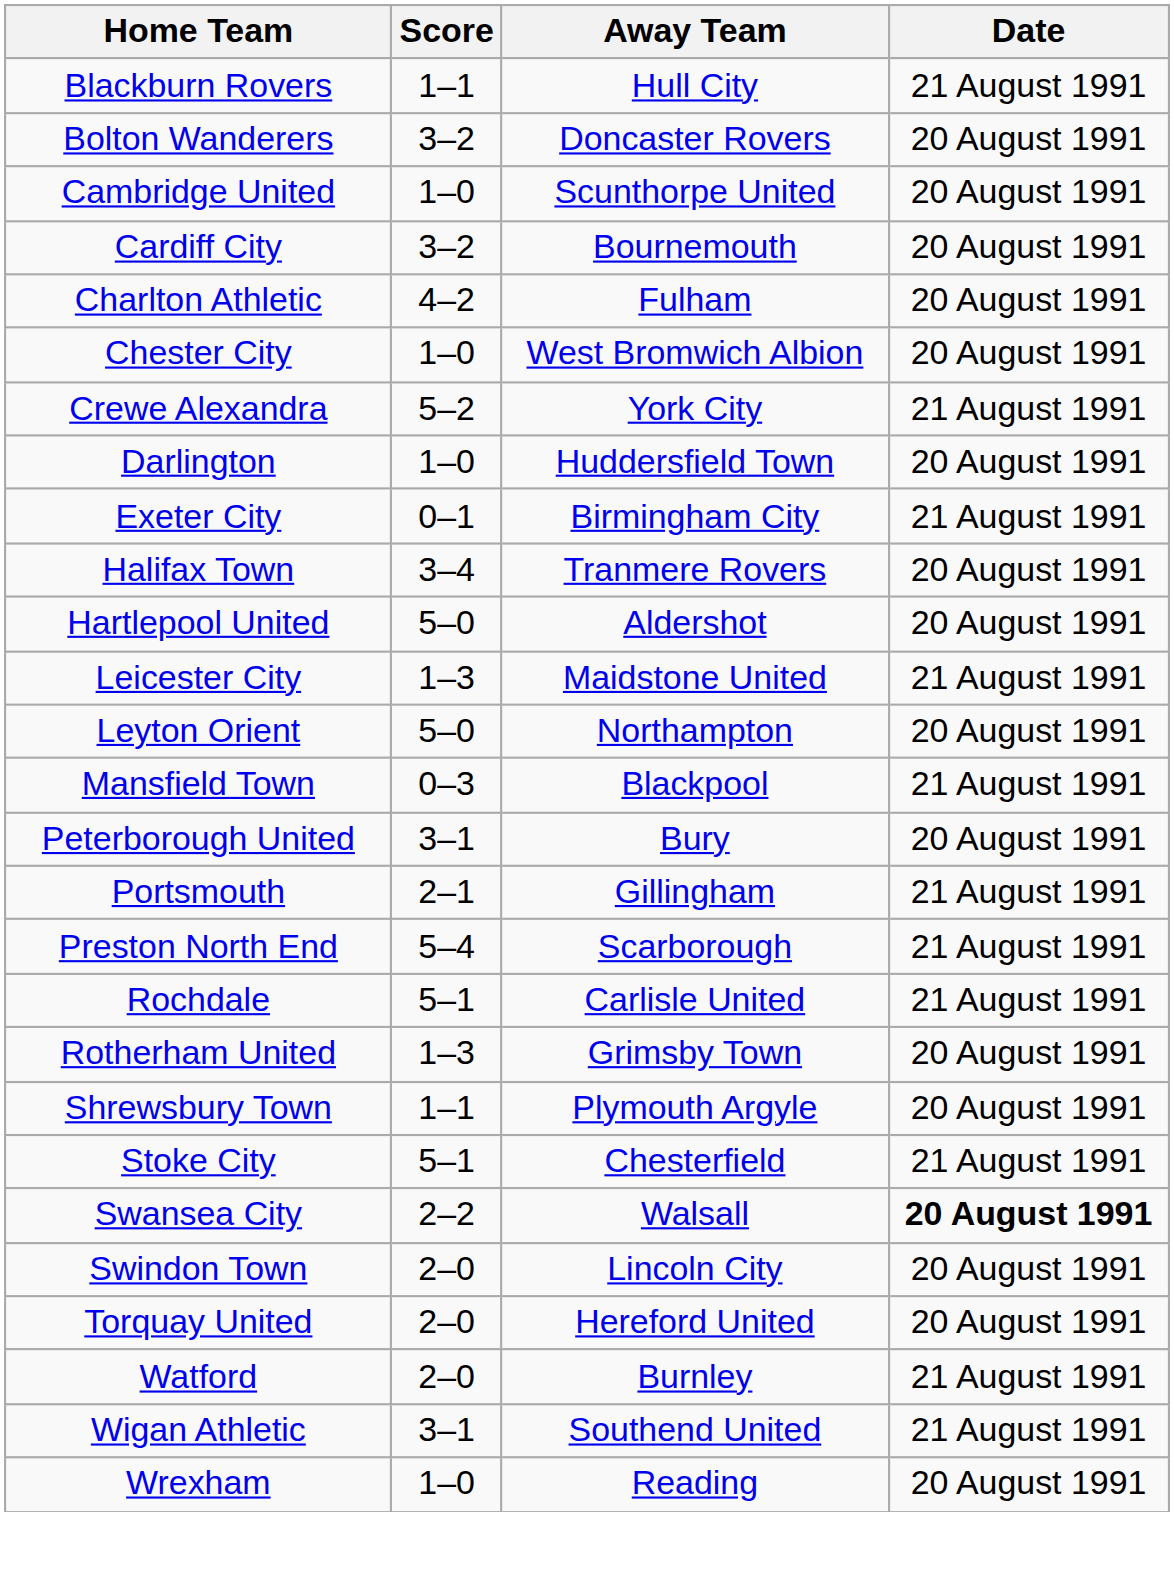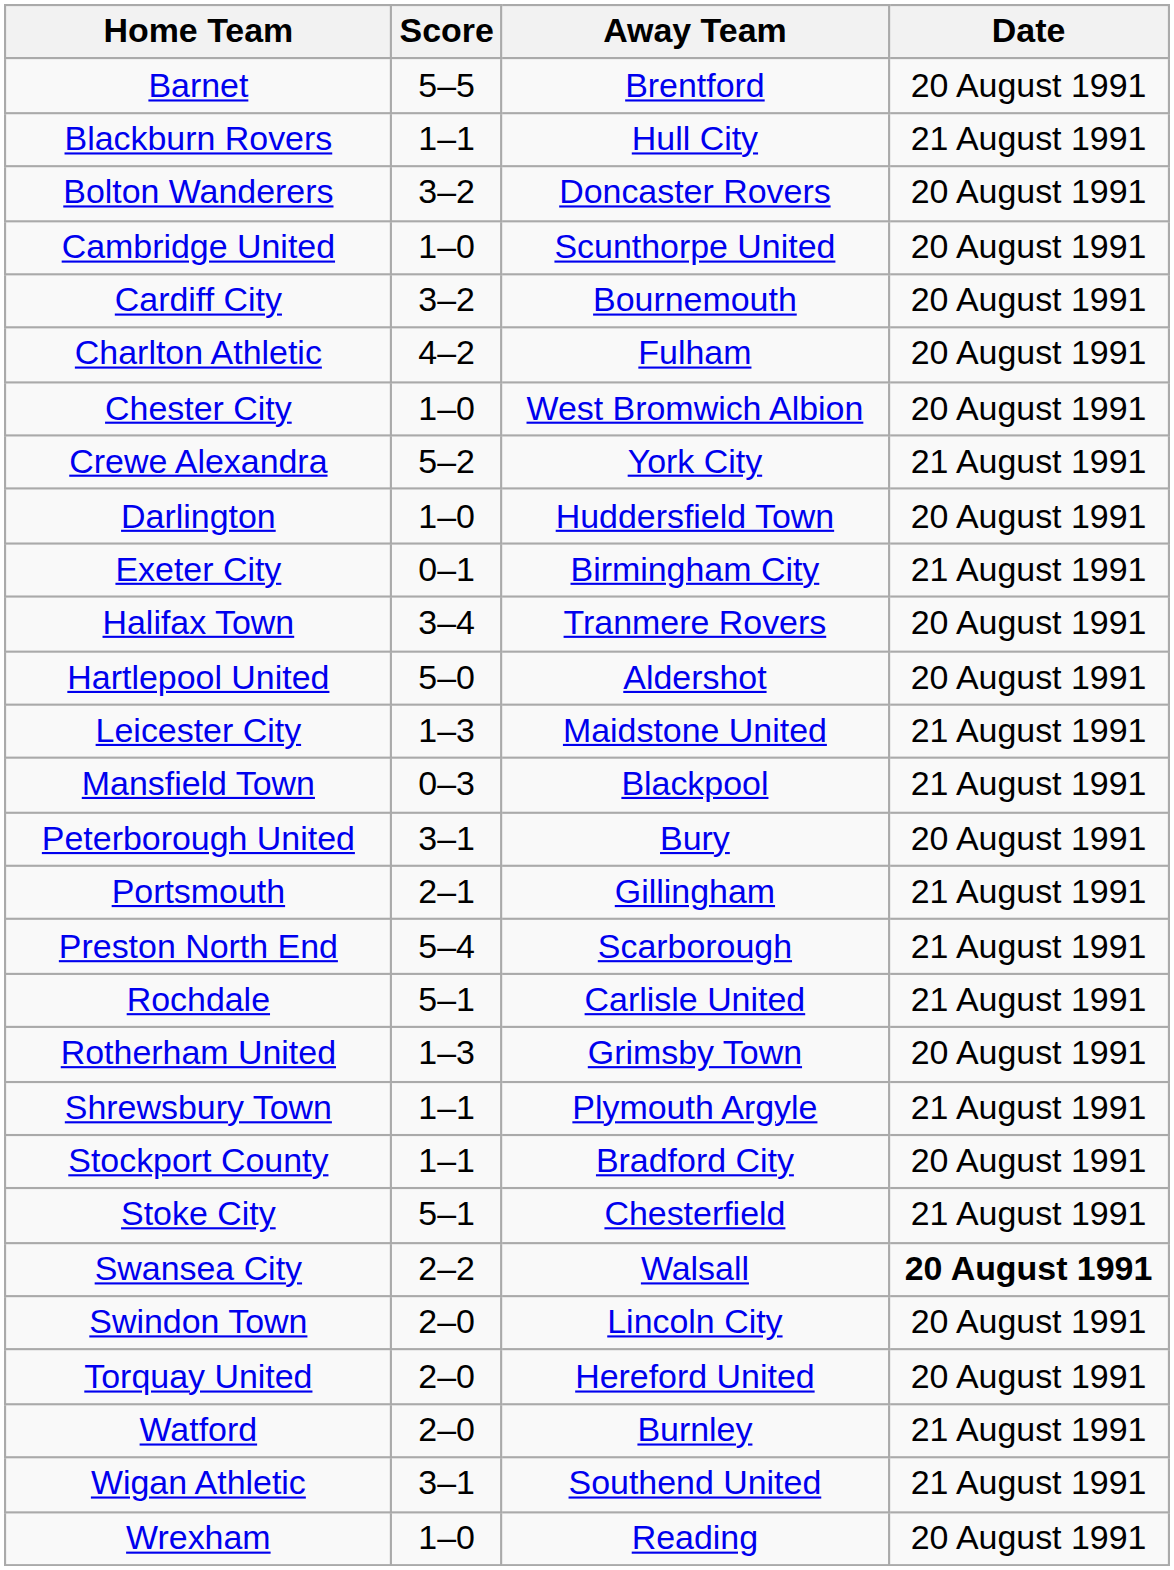+ row: (198, 85)
- row: (198, 730)
(1029, 1107) 20 August 1991 -> (1029, 1107) 21 August 1991
+ row: (198, 1161)
